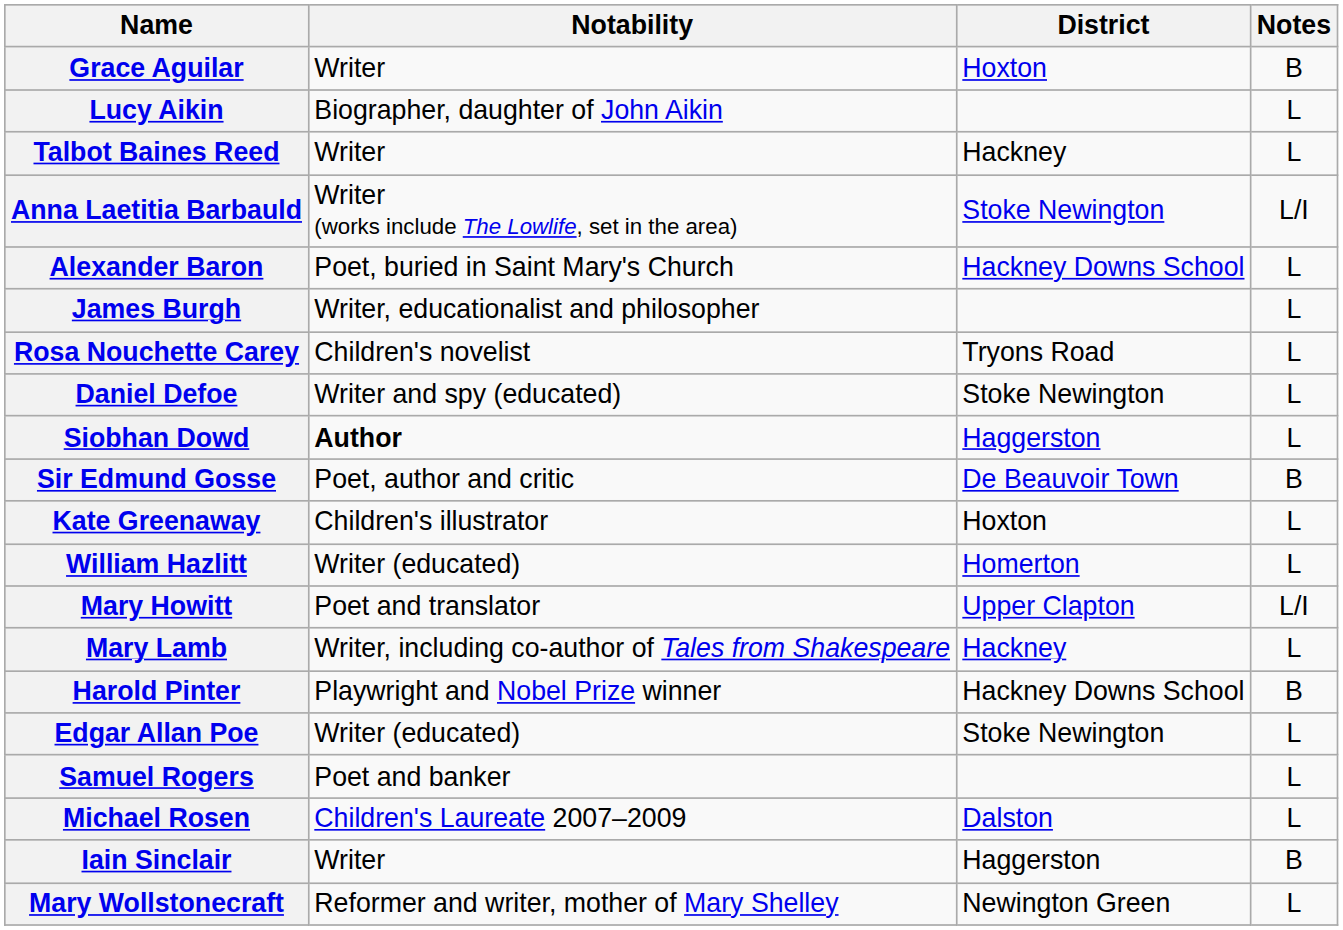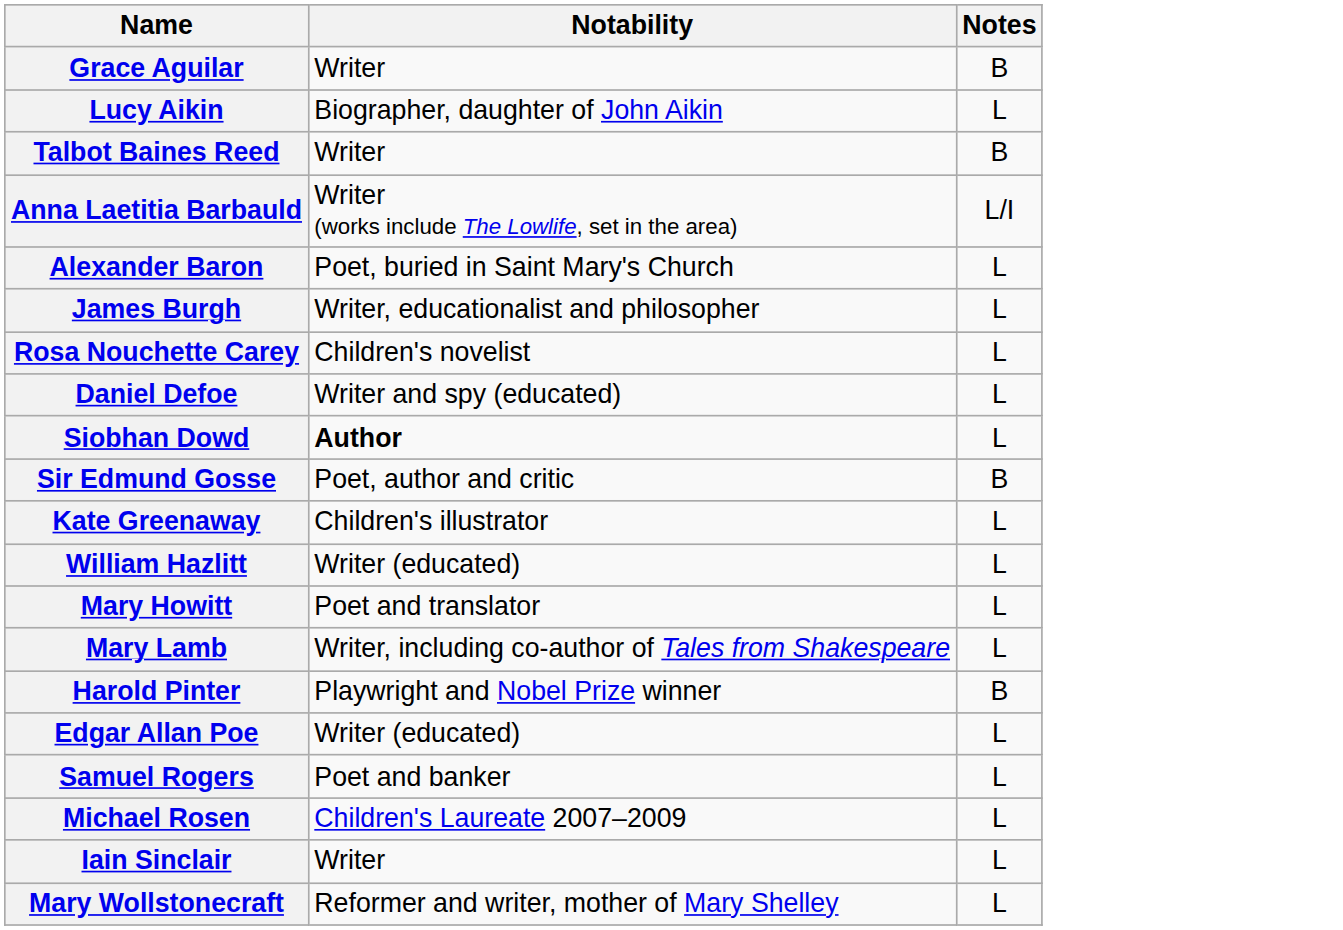- column: (1103, 25)
(1294, 152) L -> (999, 152) B
(1294, 606) L/I -> (999, 606) L
(1294, 860) B -> (999, 860) L
